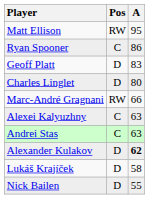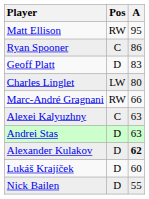(117, 82) D -> (117, 82) LW
(117, 133) C -> (117, 133) D
(136, 168) 58 -> (136, 168) 60
